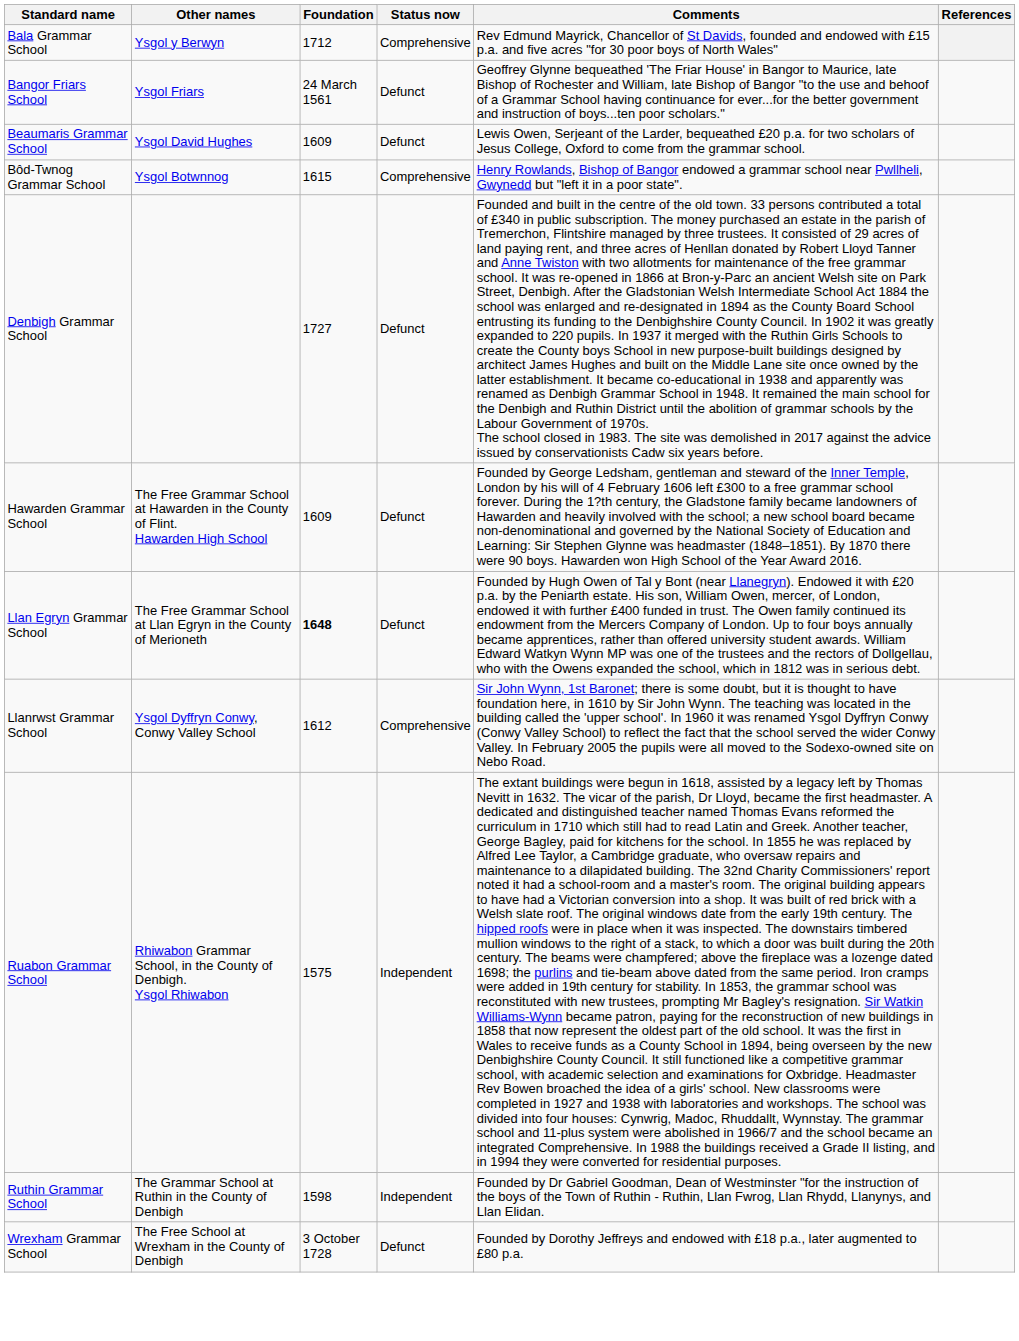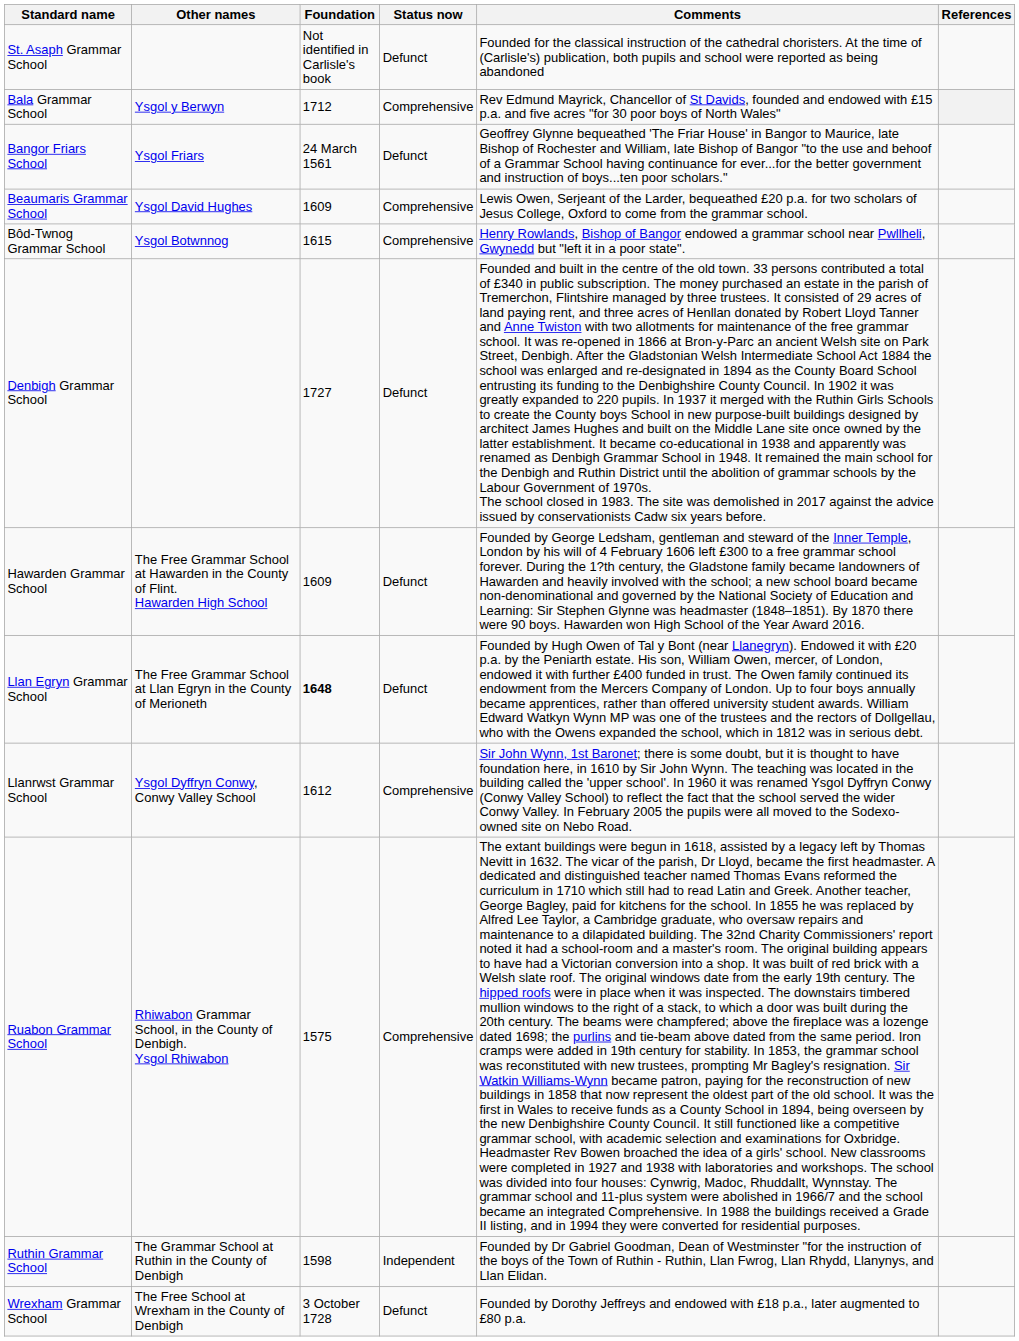+ row: (64, 57)
(402, 142) Defunct -> (428, 206) Comprehensive
(416, 972) Independent -> (428, 1036) Comprehensive
